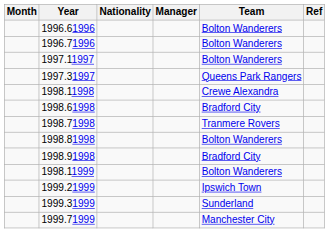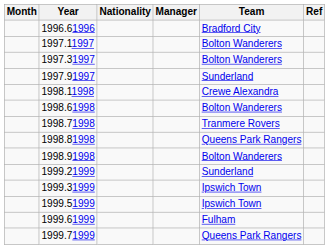(242, 28) Bolton Wanderers -> (231, 28) Bradford City
- row: (68, 44)
(252, 76) Queens Park Rangers -> (242, 60) Bolton Wanderers
+ row: (68, 76)
(231, 108) Bradford City -> (242, 108) Bolton Wanderers
(242, 140) Bolton Wanderers -> (252, 140) Queens Park Rangers
(231, 156) Bradford City -> (242, 156) Bolton Wanderers
- row: (68, 172)
(232, 188) Ipswich Town -> (227, 172) Sunderland
(227, 204) Sunderland -> (232, 188) Ipswich Town
+ row: (68, 204)
+ row: (68, 220)
(238, 220) Manchester City -> (252, 236) Queens Park Rangers
